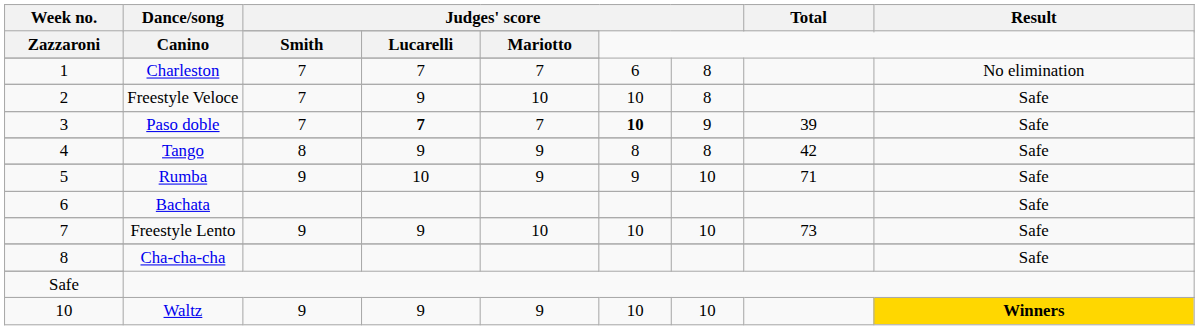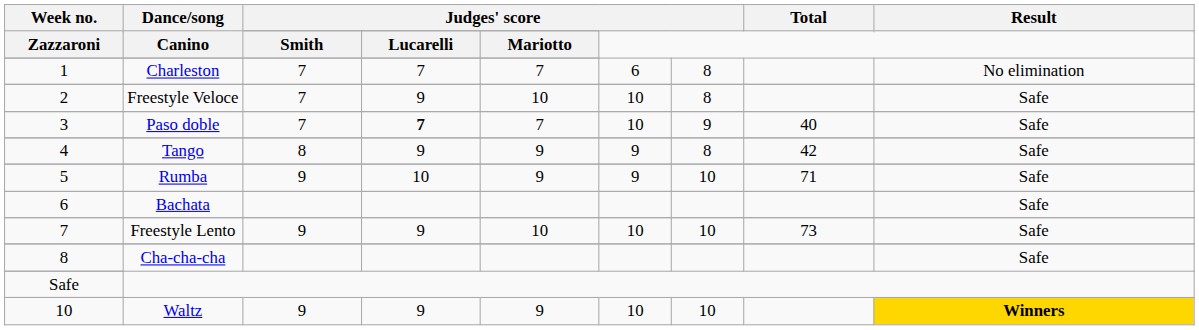(635, 124) bold -> (635, 124) normal
(809, 124) 39 -> (809, 124) 40
(635, 151) 8 -> (635, 151) 9
